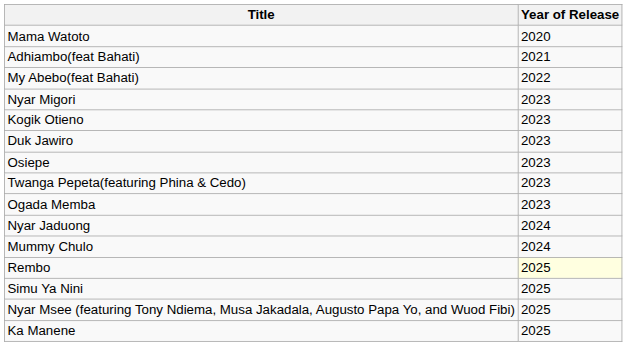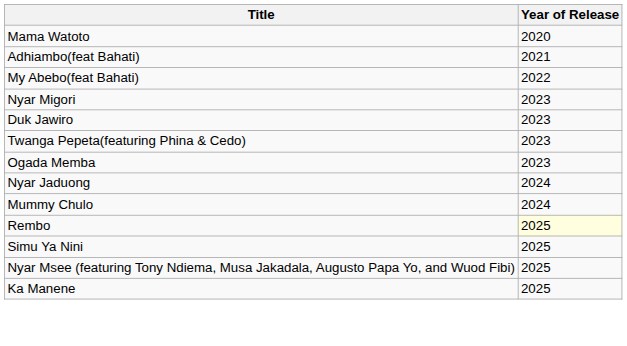- row: (45, 120)
- row: (29, 162)
